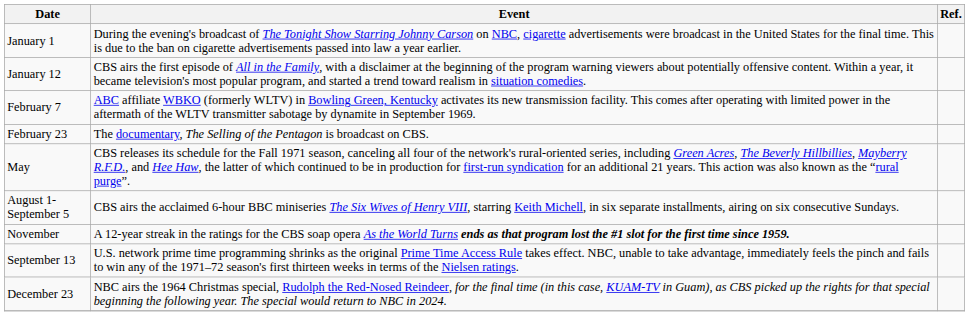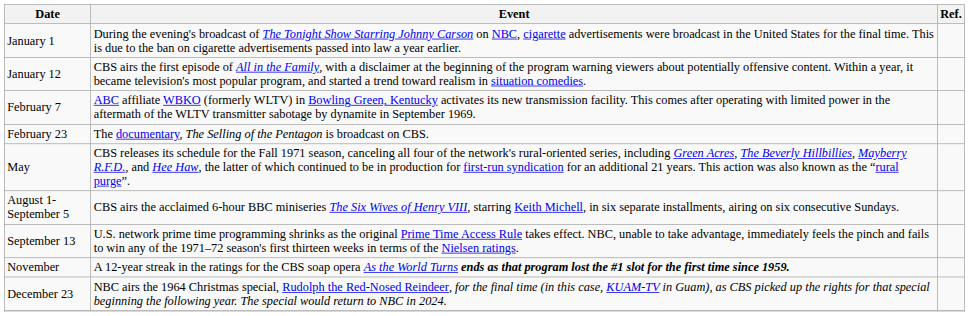rows swapped: (41, 260) <-> (33, 234)
